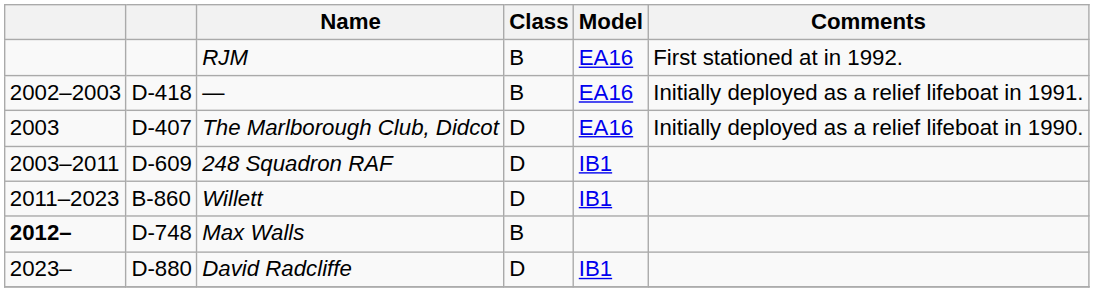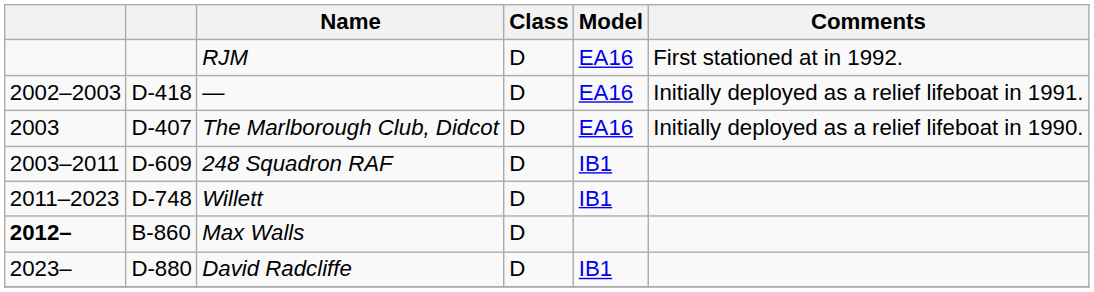(517, 57) B -> (517, 57) D
(517, 92) B -> (517, 92) D
(161, 198) B-860 -> (162, 198) D-748
(162, 233) D-748 -> (161, 233) B-860
(517, 233) B -> (517, 233) D
